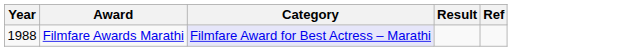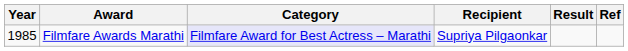+ column: (492, 14)
(22, 35) 1988 -> (22, 35) 1985
